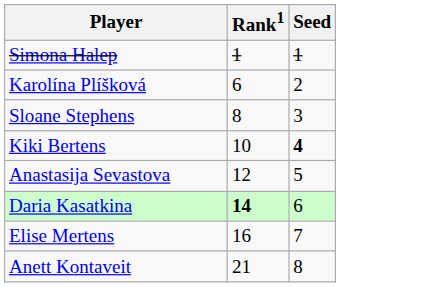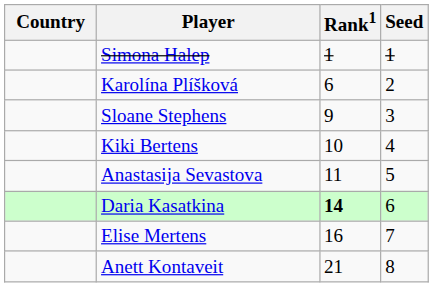+ column: (51, 22)
(237, 115) 8 -> (329, 115) 9
(298, 145) bold -> (390, 145) normal
(241, 175) 12 -> (333, 175) 11
